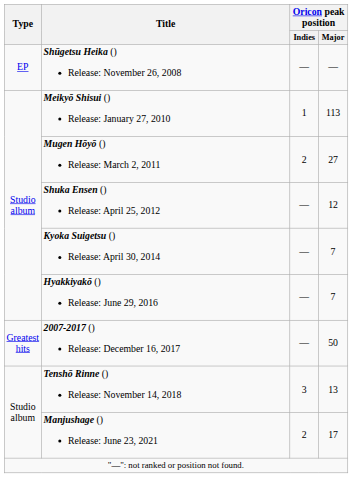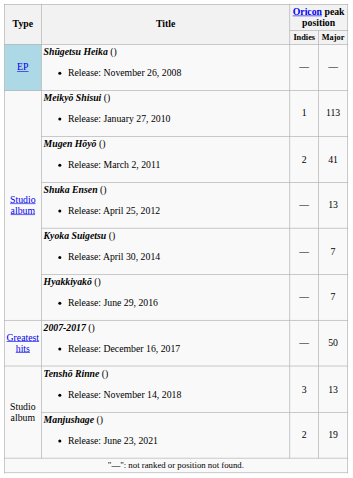(23, 67) no background -> (23, 67) lightblue background
(333, 159) 27 -> (333, 159) 41
(333, 205) 12 -> (333, 205) 13
(333, 435) 17 -> (333, 435) 19
